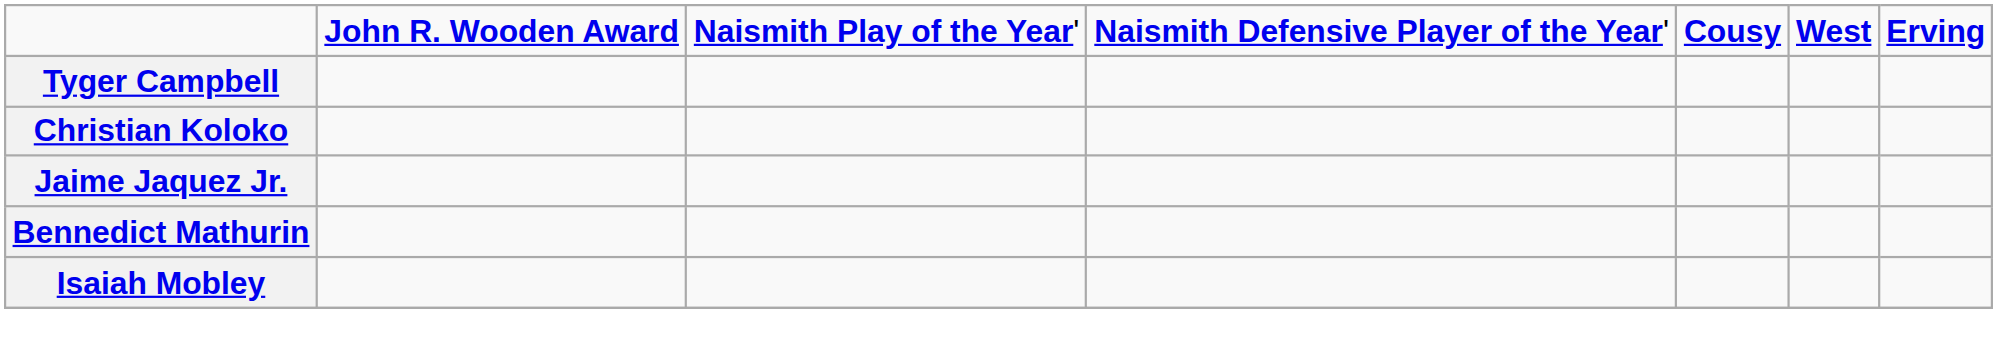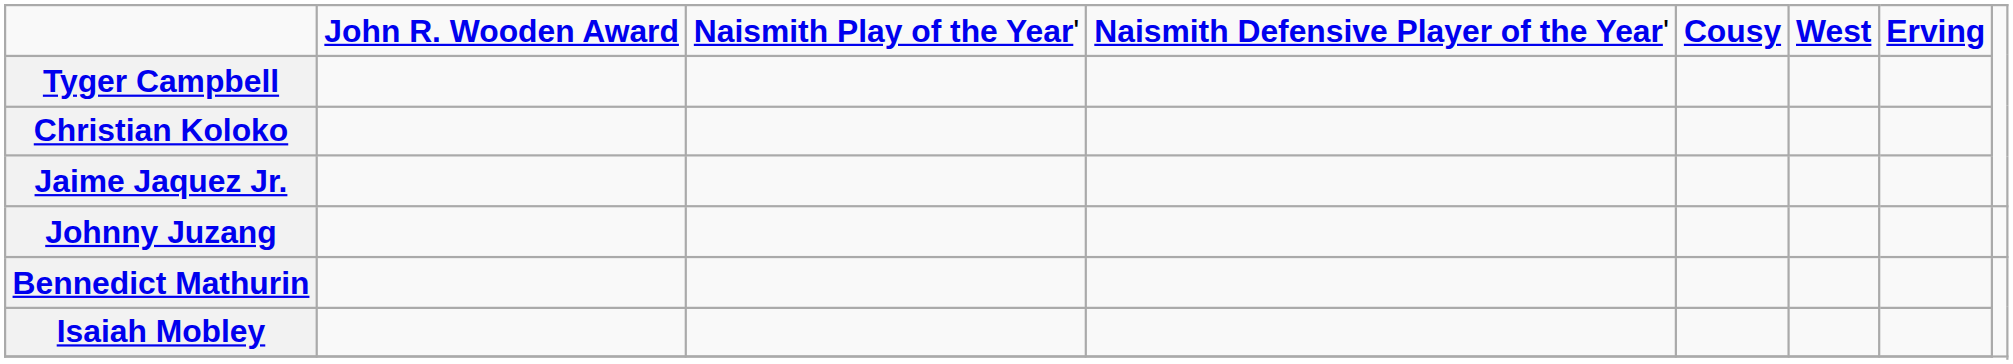+ row: (161, 232)
